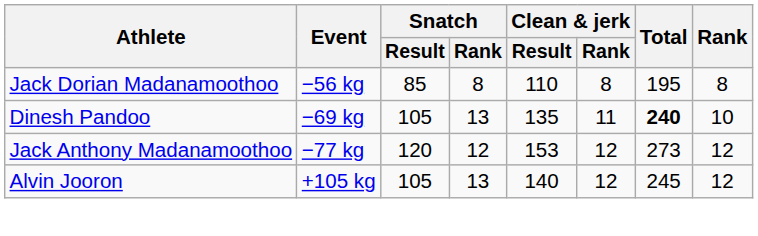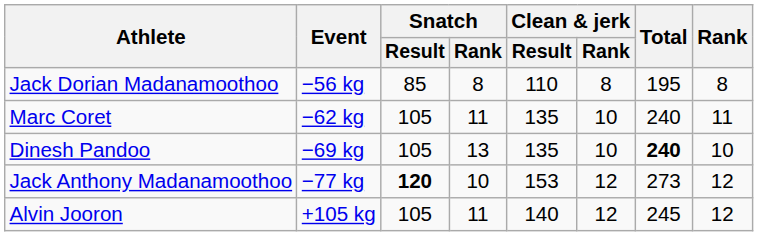+ row: (60, 117)
(606, 117) 11 -> (606, 150) 10
(415, 150) normal -> (415, 182) bold
(478, 150) 12 -> (478, 182) 10
(478, 182) 13 -> (478, 215) 11
